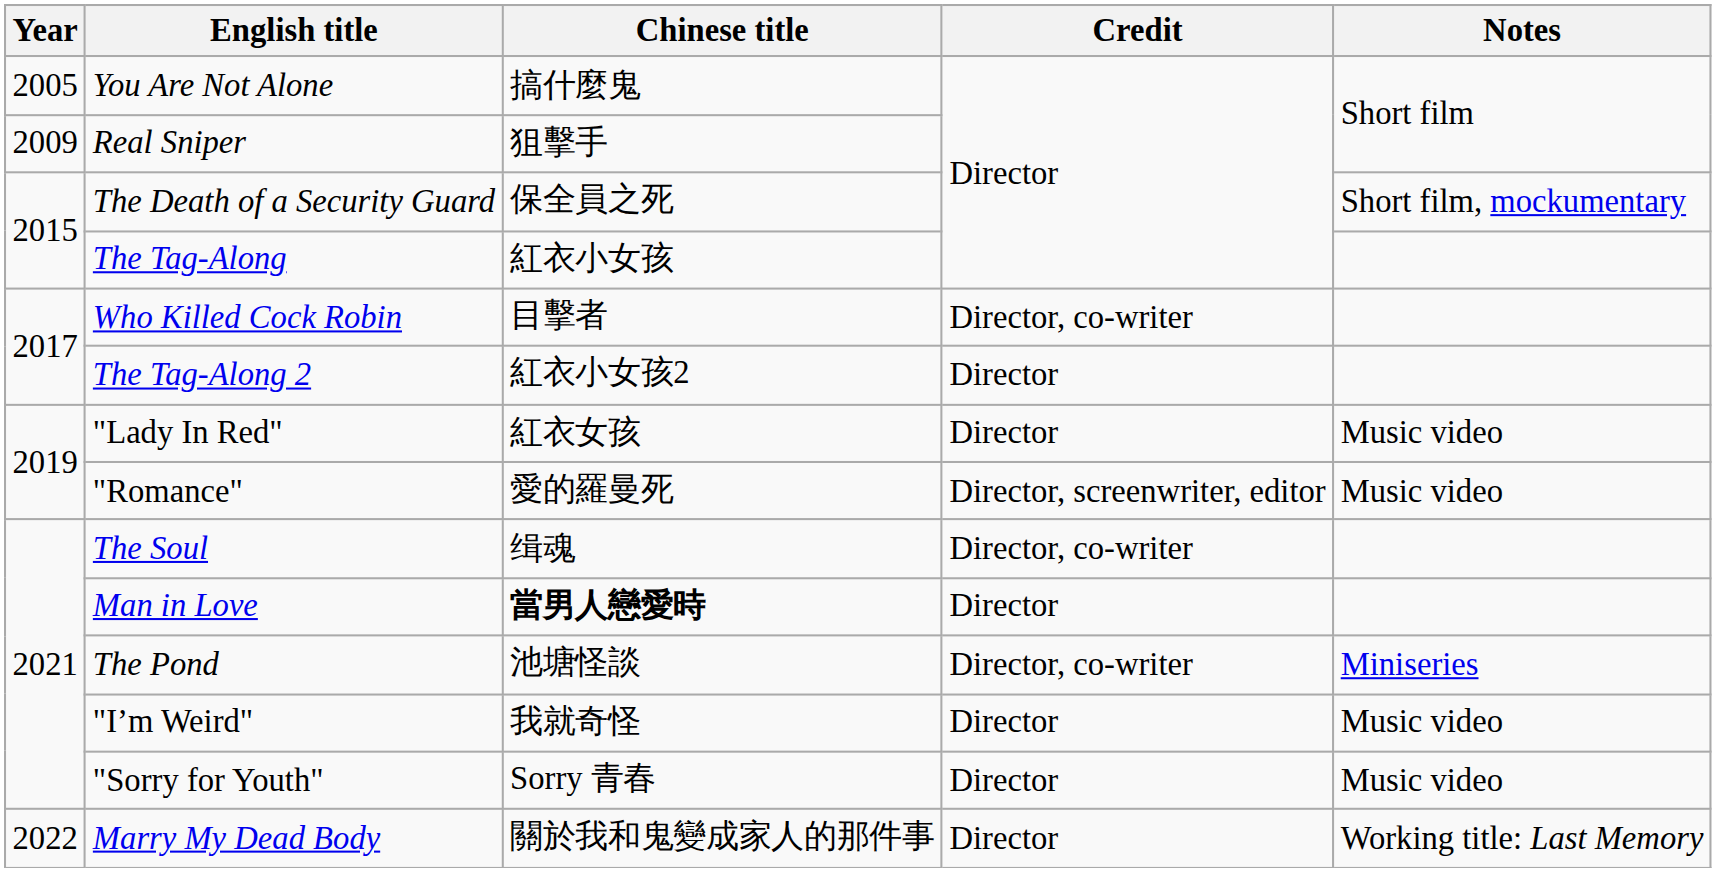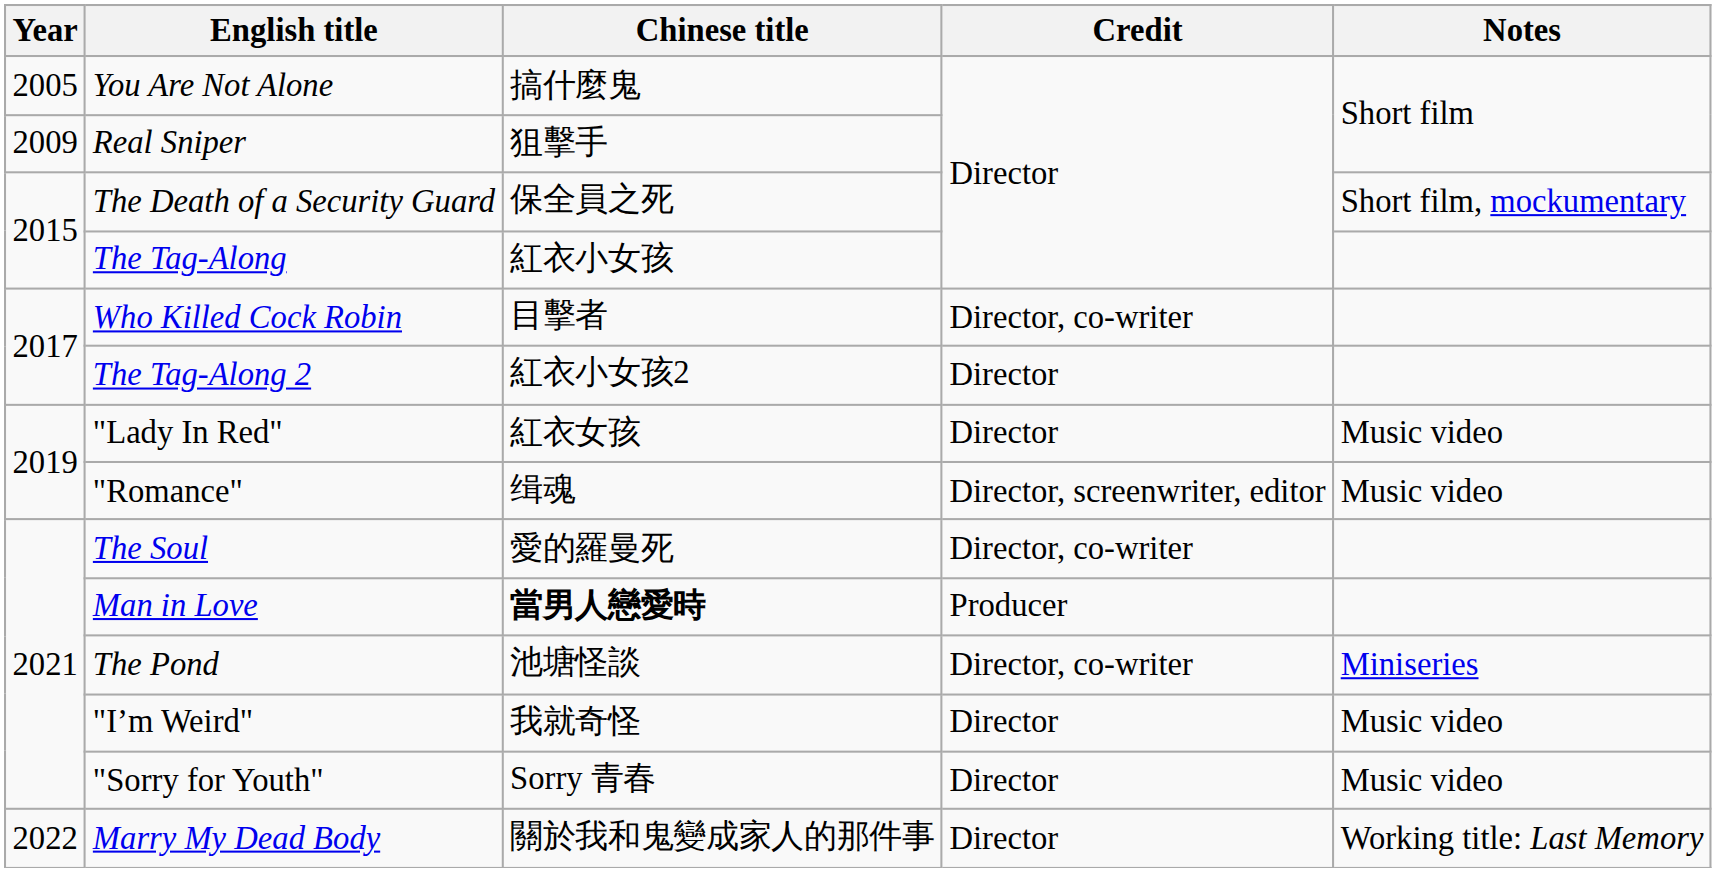(592, 489) 愛的羅曼死 -> (543, 489) 缉魂
(543, 547) 缉魂 -> (592, 547) 愛的羅曼死
(1004, 606) Director -> (1008, 606) Producer
